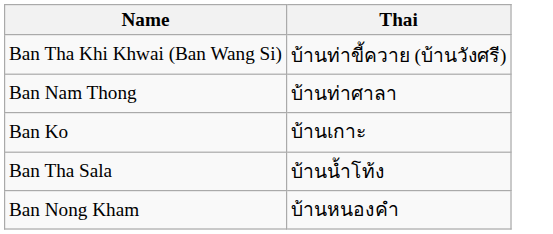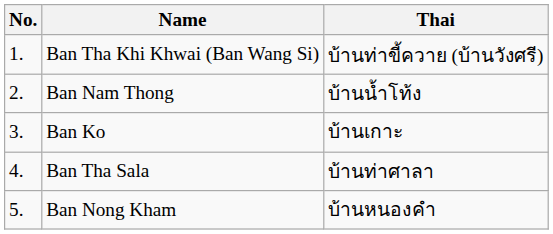+ column: (23, 19)
(344, 93) บ้านท่าศาลา -> (375, 93) บ้านน้ำโท้ง
(338, 171) บ้านน้ำโท้ง -> (381, 171) บ้านท่าศาลา
